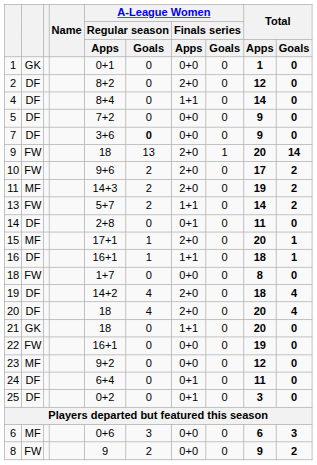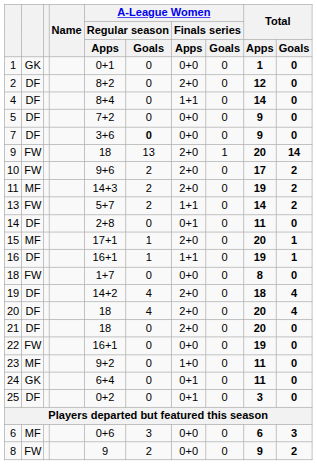(260, 258) 18 -> (260, 258) 19
(33, 328) GK -> (33, 328) DF
(189, 328) 1+1 -> (189, 328) 2+0
(189, 363) 0+0 -> (189, 363) 1+0
(260, 363) 12 -> (260, 363) 11
(33, 380) DF -> (33, 380) GK
